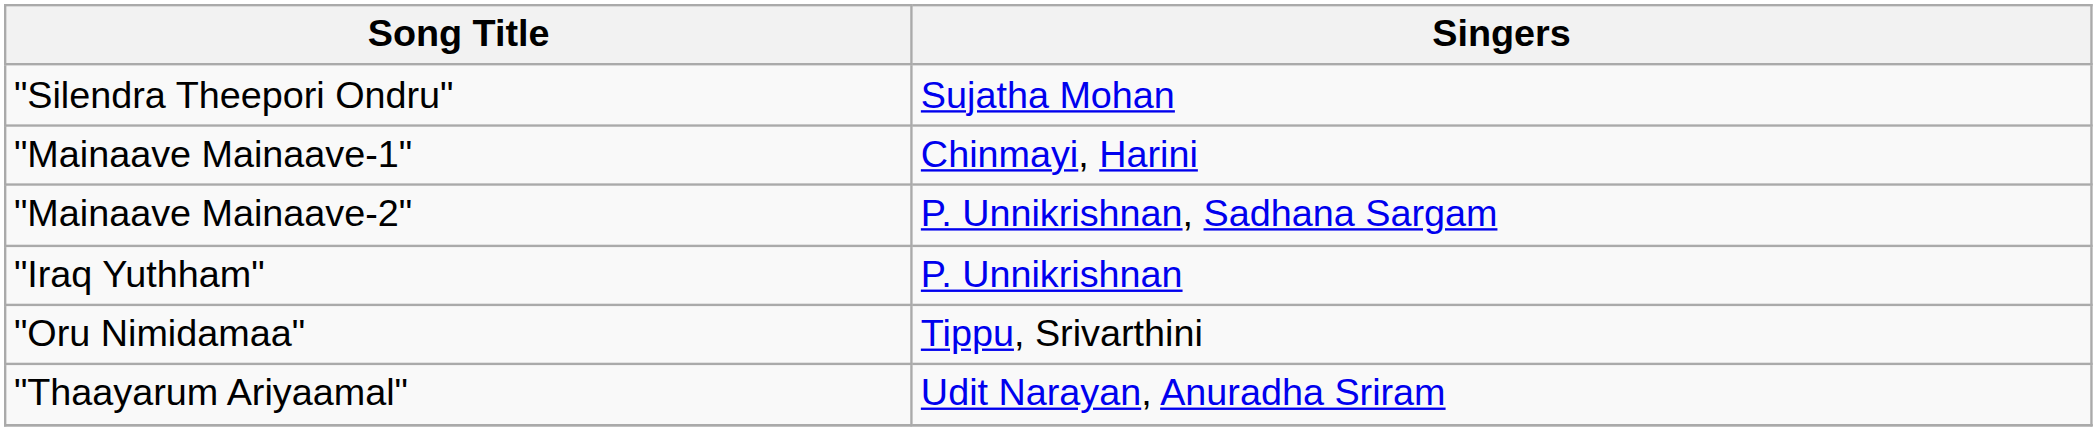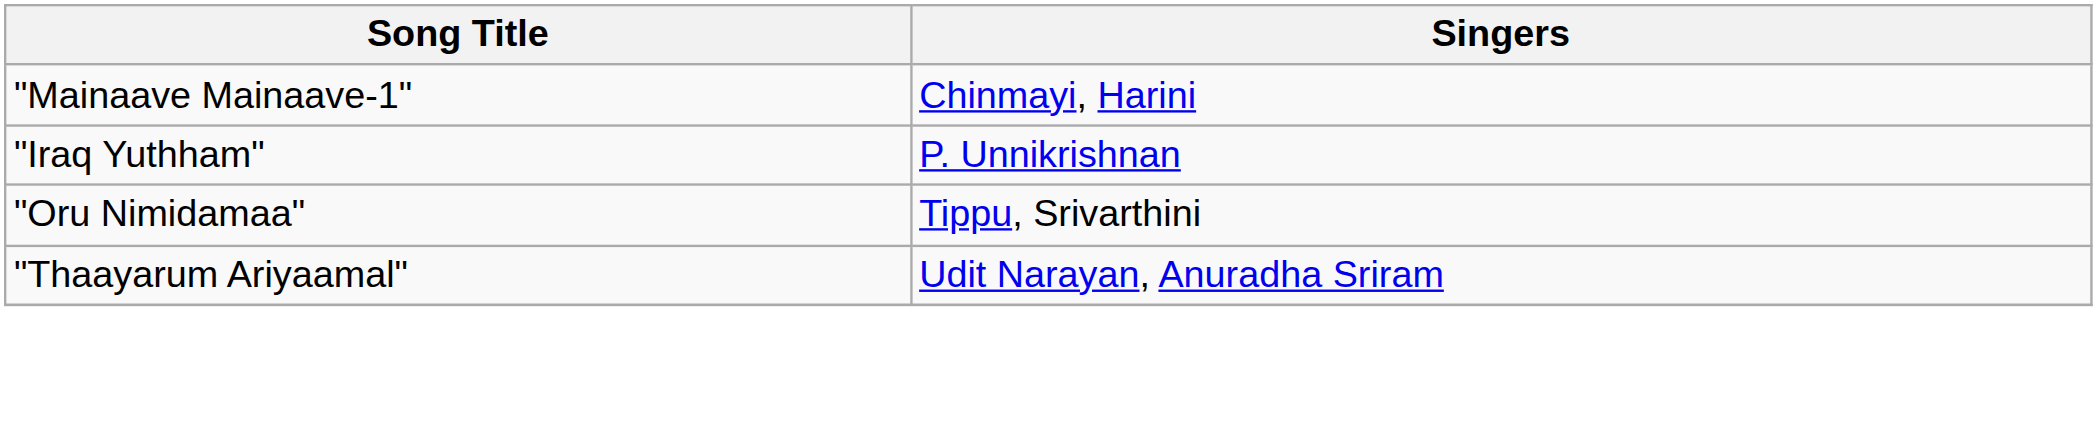- row: (234, 94)
- row: (213, 214)
